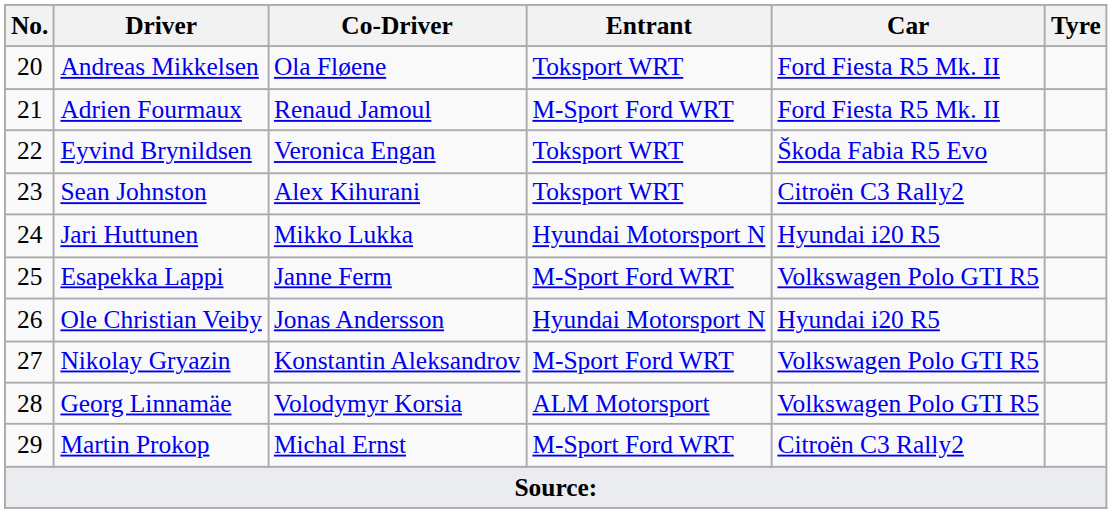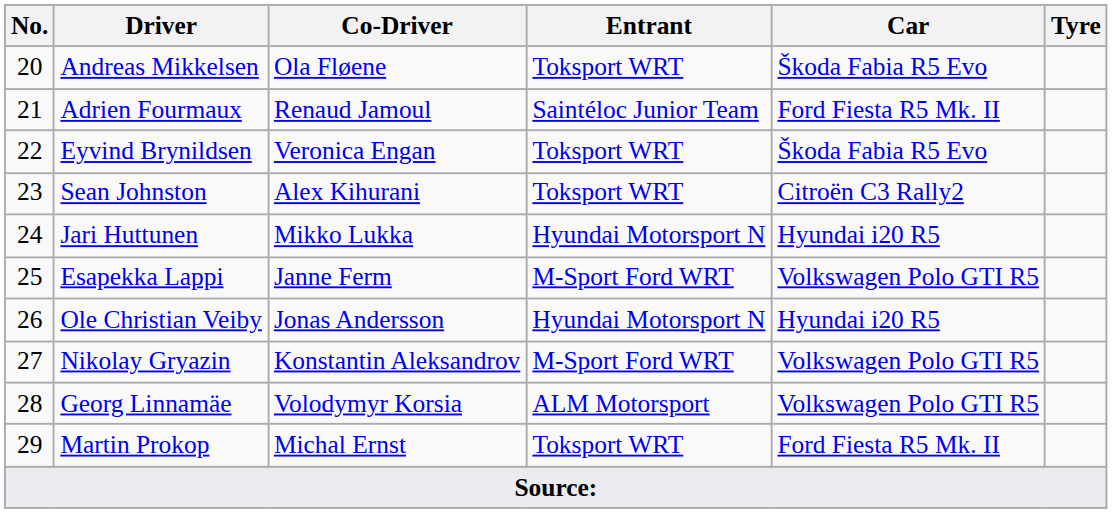(889, 67) Ford Fiesta R5 Mk. II -> (882, 67) Škoda Fabia R5 Evo
(633, 108) M-Sport Ford WRT -> (646, 108) Saintéloc Junior Team
(633, 444) M-Sport Ford WRT -> (608, 444) Toksport WRT
(871, 444) Citroën C3 Rally2 -> (889, 444) Ford Fiesta R5 Mk. II
